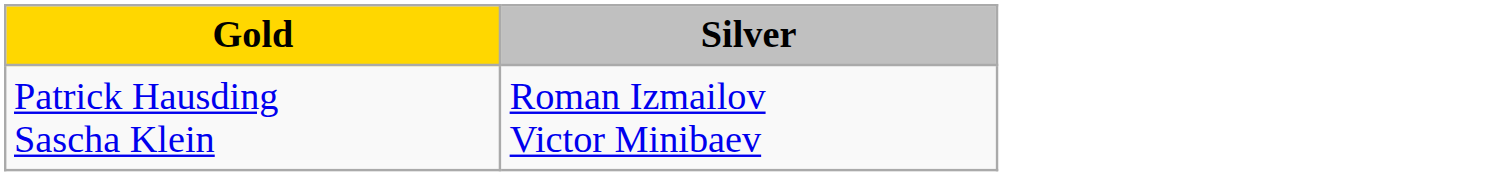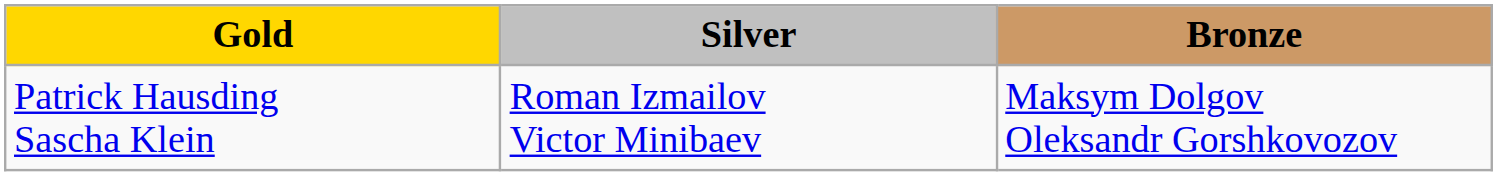+ column: (1244, 34)
